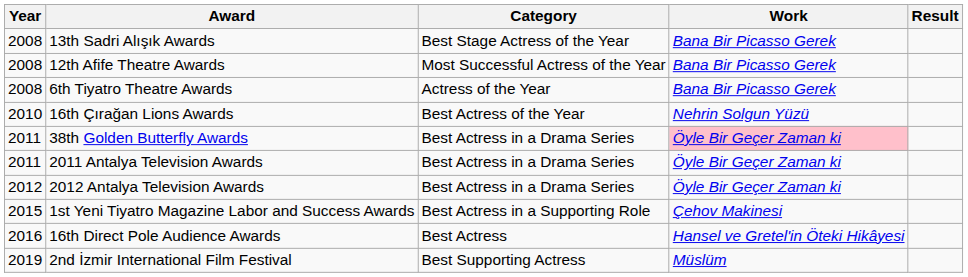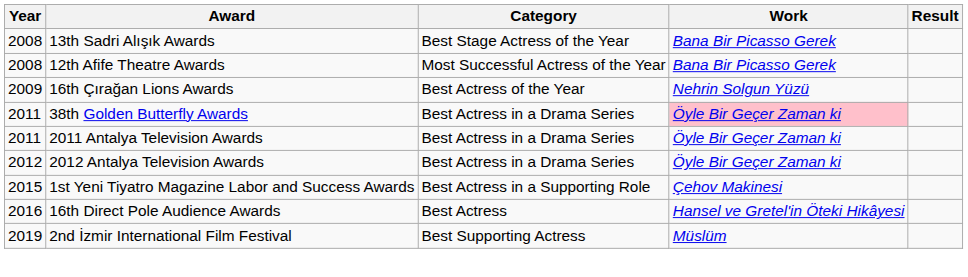- row: (141, 89)
(25, 114) 2010 -> (25, 89) 2009
